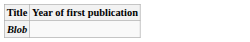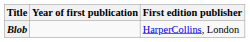+ column: (192, 12)
